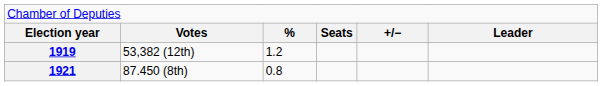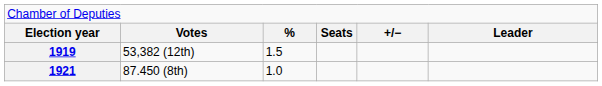(274, 52) 1.2 -> (274, 52) 1.5
(274, 71) 0.8 -> (274, 71) 1.0
